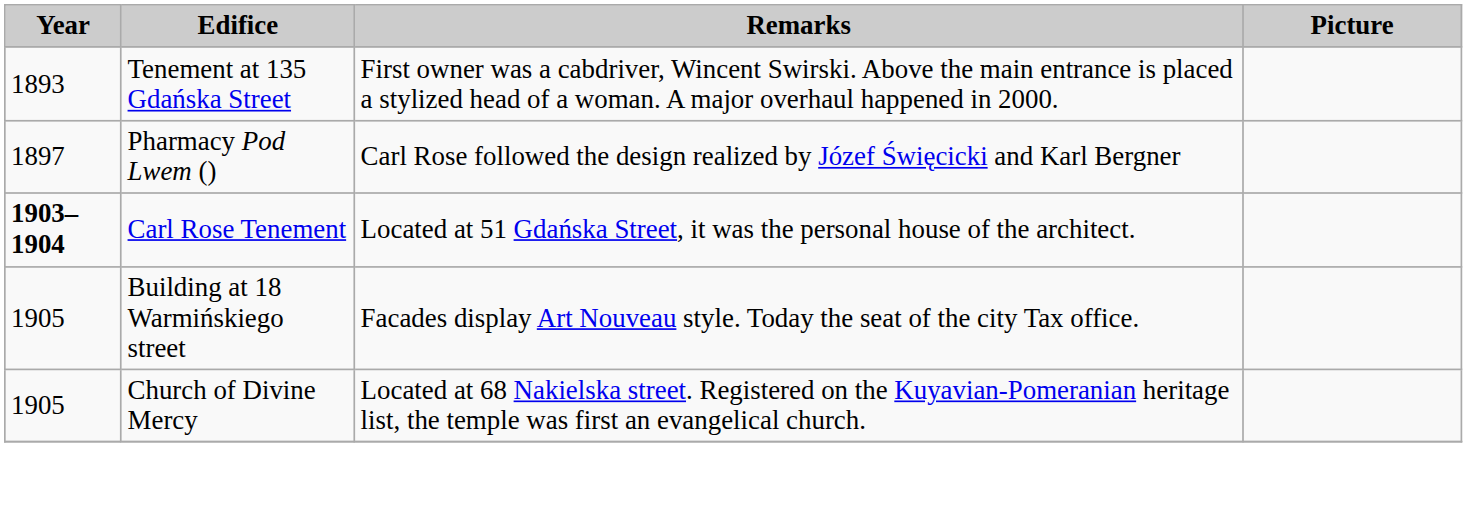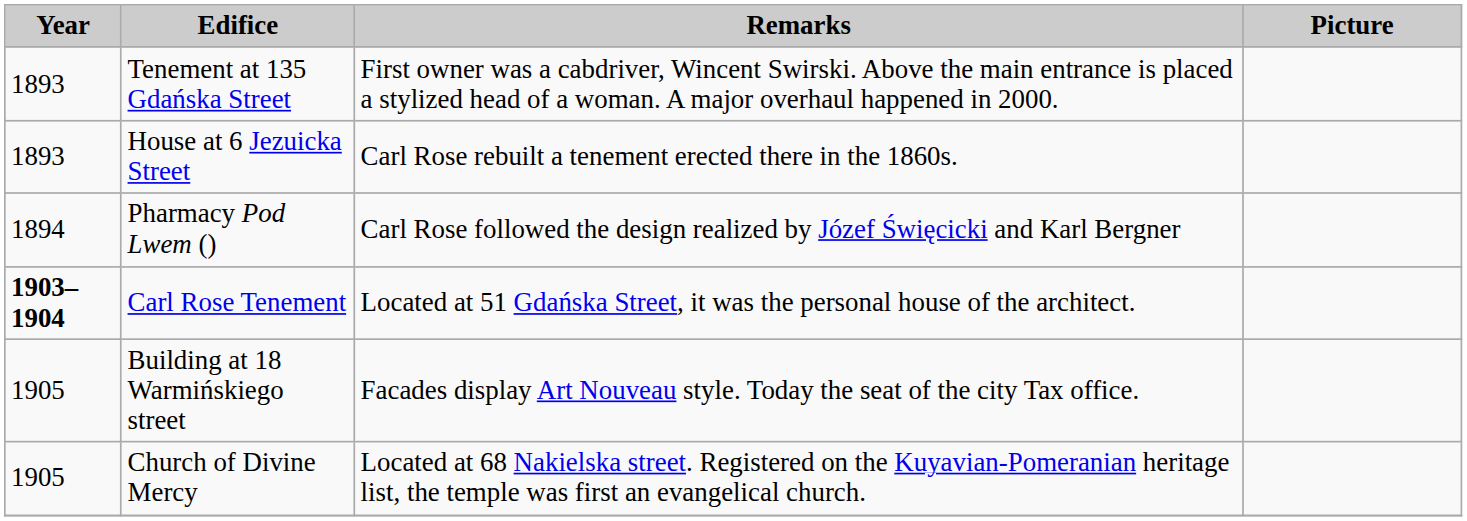+ row: (235, 156)
(38, 156) 1897 -> (38, 229) 1894
